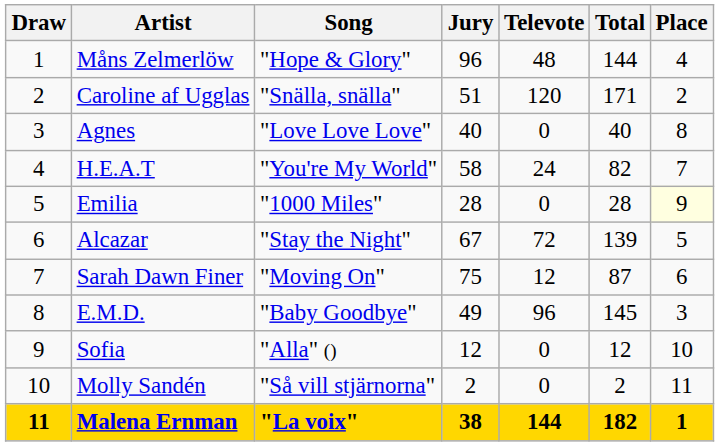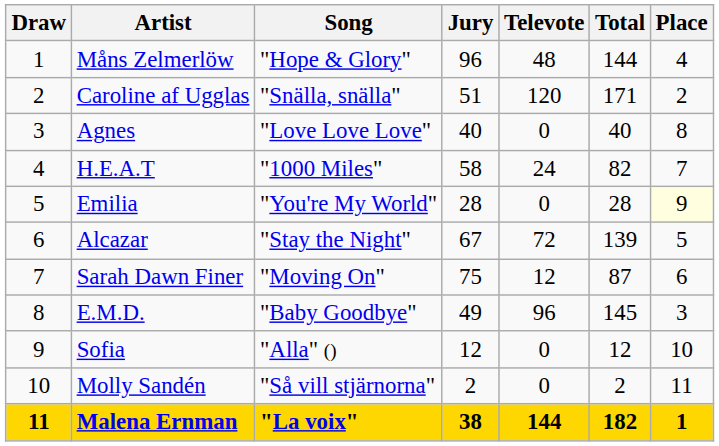(349, 167) "You're My World" -> (321, 167) "1000 Miles"
(321, 204) "1000 Miles" -> (349, 204) "You're My World"
